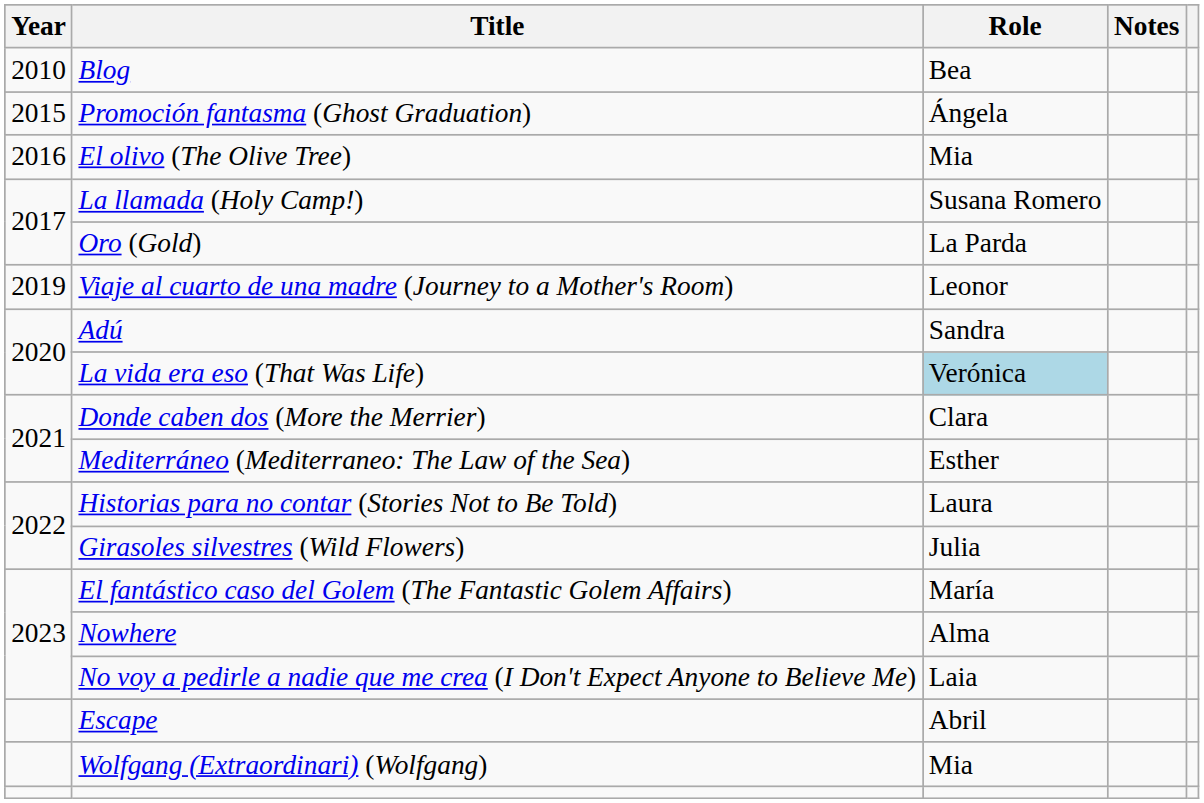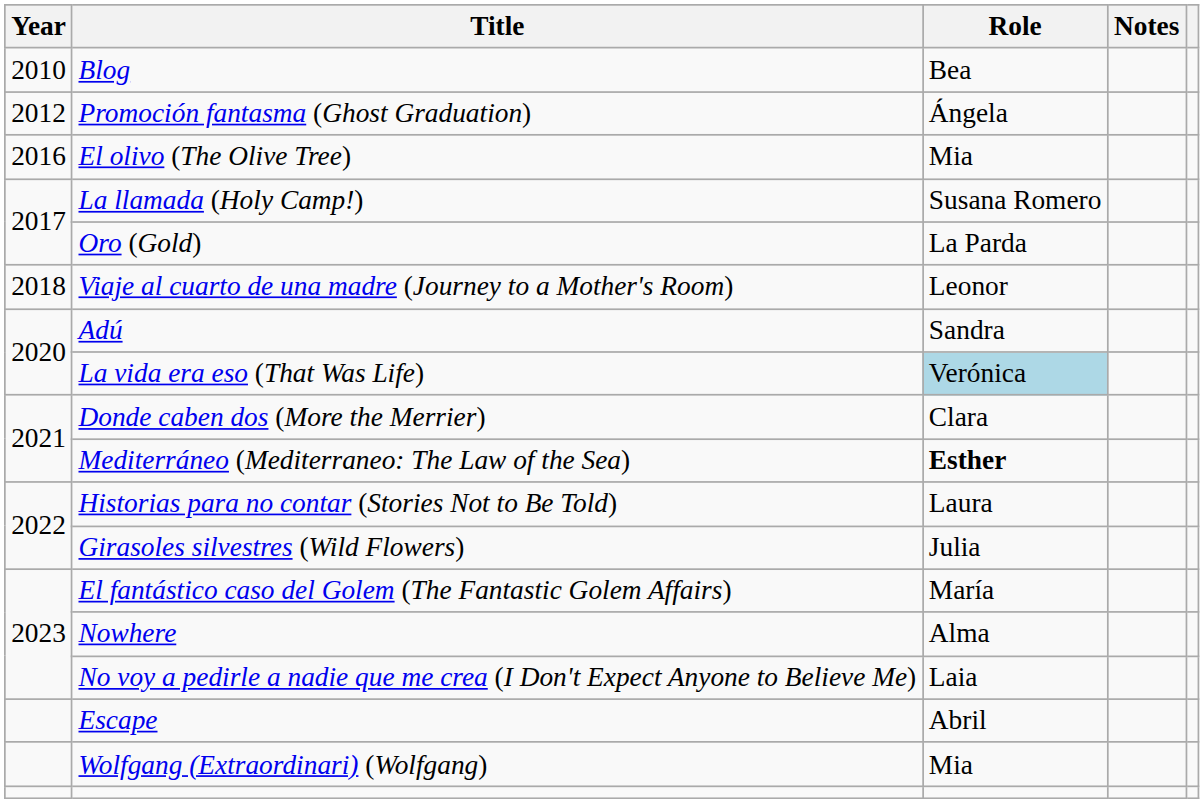(39, 112) 2015 -> (39, 112) 2012
(39, 286) 2019 -> (39, 286) 2018
(964, 460) normal -> (968, 460) bold
